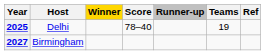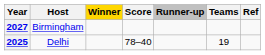rows swapped: (17, 27) <-> (17, 42)
